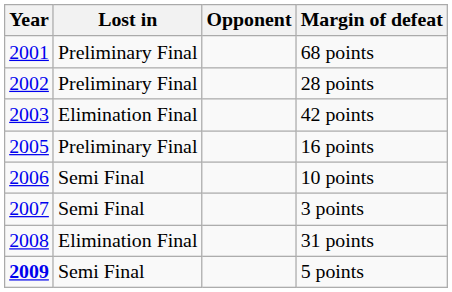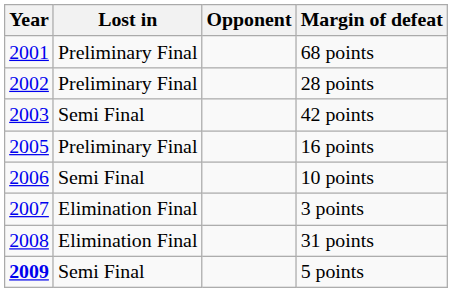(128, 114) Elimination Final -> (101, 114) Semi Final
(101, 209) Semi Final -> (128, 209) Elimination Final
